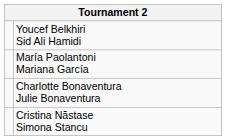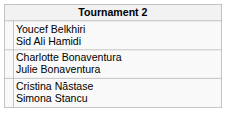- row: (56, 64)
